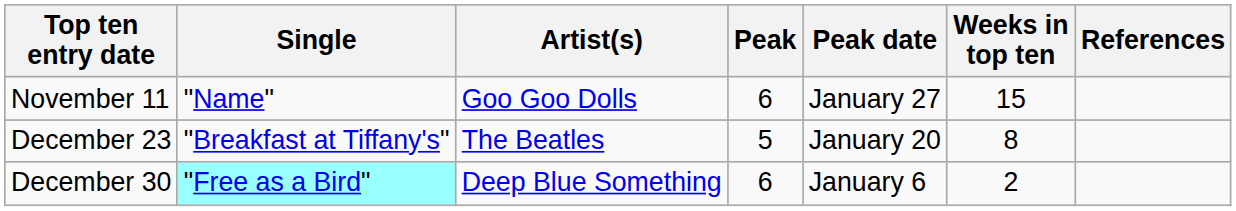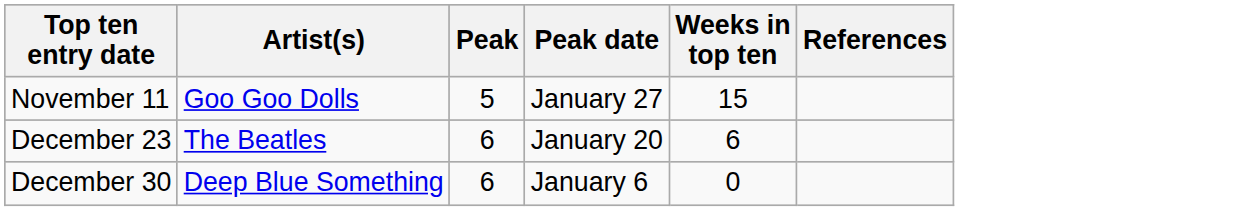- column: (317, 40)
(765, 98) 6 -> (487, 98) 5
(765, 140) 5 -> (487, 140) 6
(1011, 140) 8 -> (733, 140) 6
(1011, 182) 2 -> (733, 182) 0
